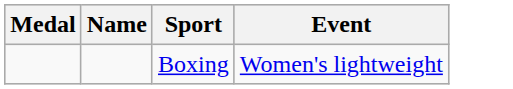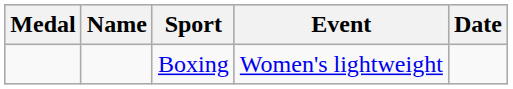+ column: (478, 24)
